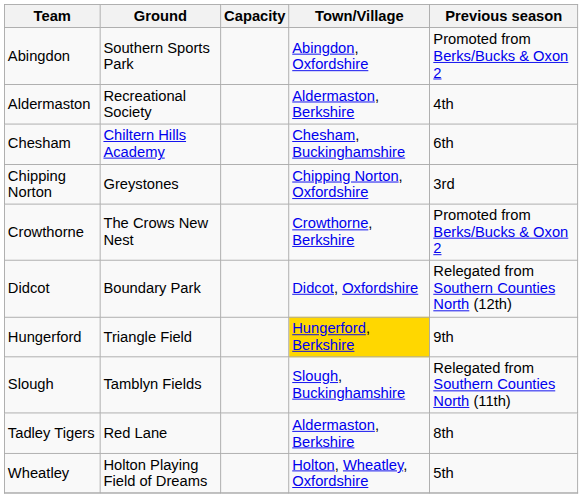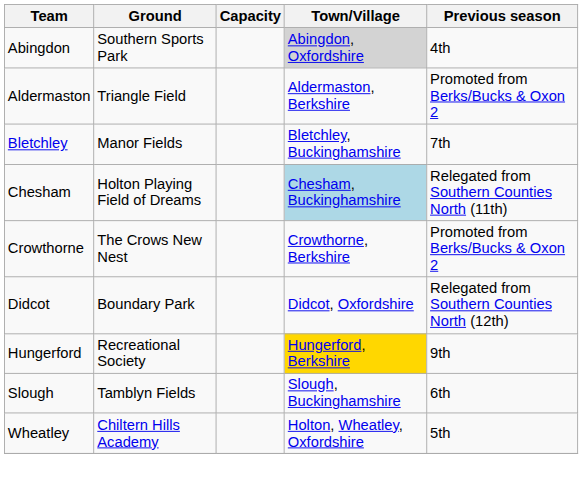(330, 56) no background -> (326, 47) lightgrey background
(501, 56) Promoted from Berks/Bucks & Oxon 2 -> (440, 47) 4th
(145, 104) Recreational Society -> (142, 95) Triangle Field
(444, 104) 4th -> (498, 95) Promoted from Berks/Bucks & Oxon 2
+ row: (38, 144)
(145, 144) Chiltern Hills Academy -> (149, 192) Holton Playing Field of Dreams
(349, 144) no background -> (344, 192) lightblue background
(444, 144) 6th -> (491, 192) Relegated from Southern Counties North (11th)
- row: (37, 184)
(148, 336) Triangle Field -> (139, 353) Recreational Society
(494, 385) Relegated from Southern Counties North (11th) -> (440, 393) 6th
- row: (51, 433)
(155, 473) Holton Playing Field of Dreams -> (139, 433) Chiltern Hills Academy
